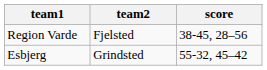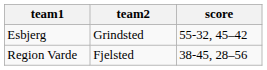rows swapped: (27, 55) <-> (42, 34)
